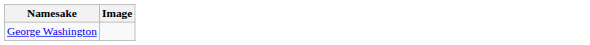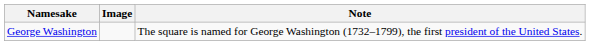+ column: (360, 13)
